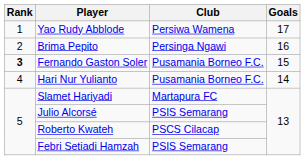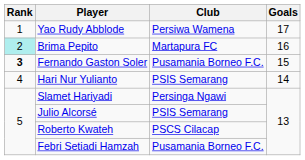(20, 46) no background -> (20, 46) paleturquoise background
(189, 46) Persinga Ngawi -> (185, 46) Martapura FC
(208, 79) Pusamania Borneo F.C. -> (190, 79) PSIS Semarang
(185, 96) Martapura FC -> (189, 96) Persinga Ngawi
(190, 146) PSIS Semarang -> (208, 146) Pusamania Borneo F.C.
